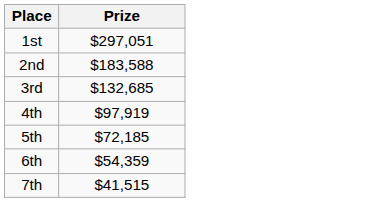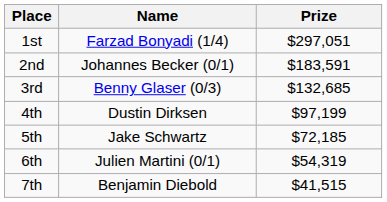+ column: (157, 16)
(122, 64) $183,588 -> (319, 64) $183,591
(122, 112) $97,919 -> (319, 112) $97,199
(122, 161) $54,359 -> (319, 161) $54,319
